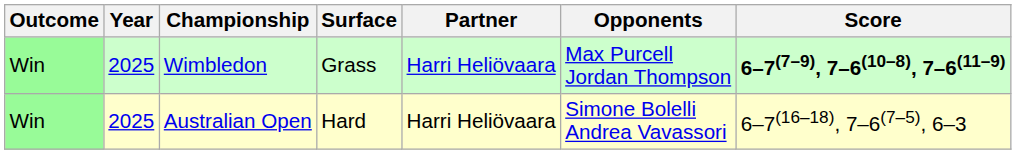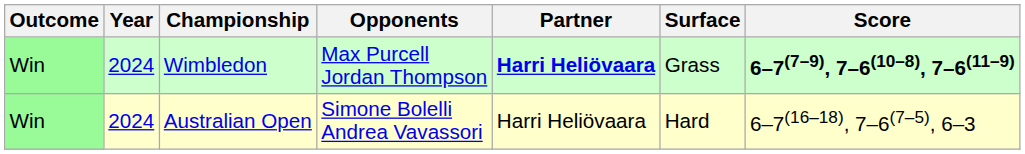columns swapped: (359, 20) <-> (648, 20)
(131, 65) 2025 -> (131, 65) 2024
(481, 65) normal -> (576, 65) bold
(131, 121) 2025 -> (131, 121) 2024
